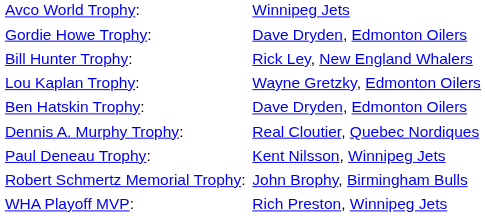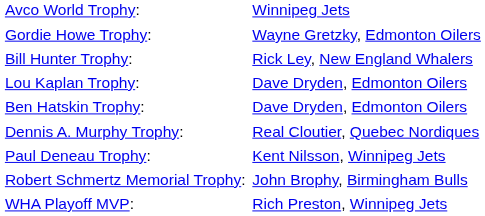(360, 34) Dave Dryden, Edmonton Oilers -> (367, 34) Wayne Gretzky, Edmonton Oilers
(367, 83) Wayne Gretzky, Edmonton Oilers -> (360, 83) Dave Dryden, Edmonton Oilers
